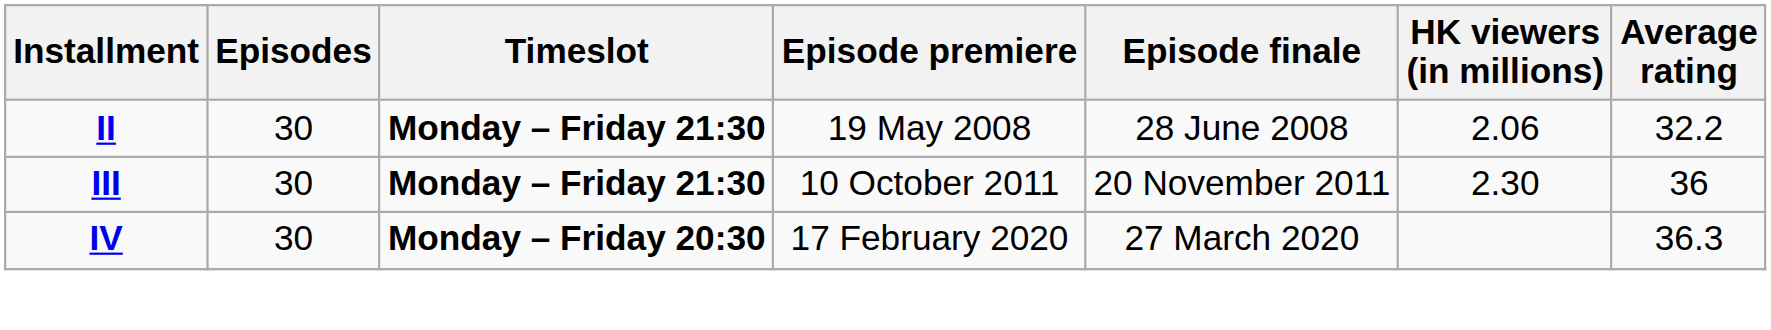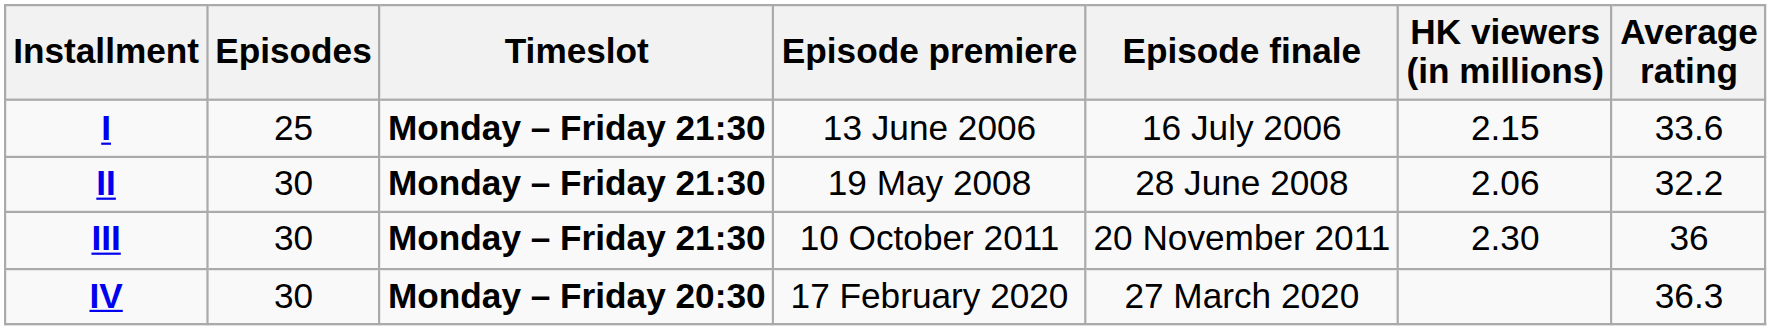+ row: (106, 127)
